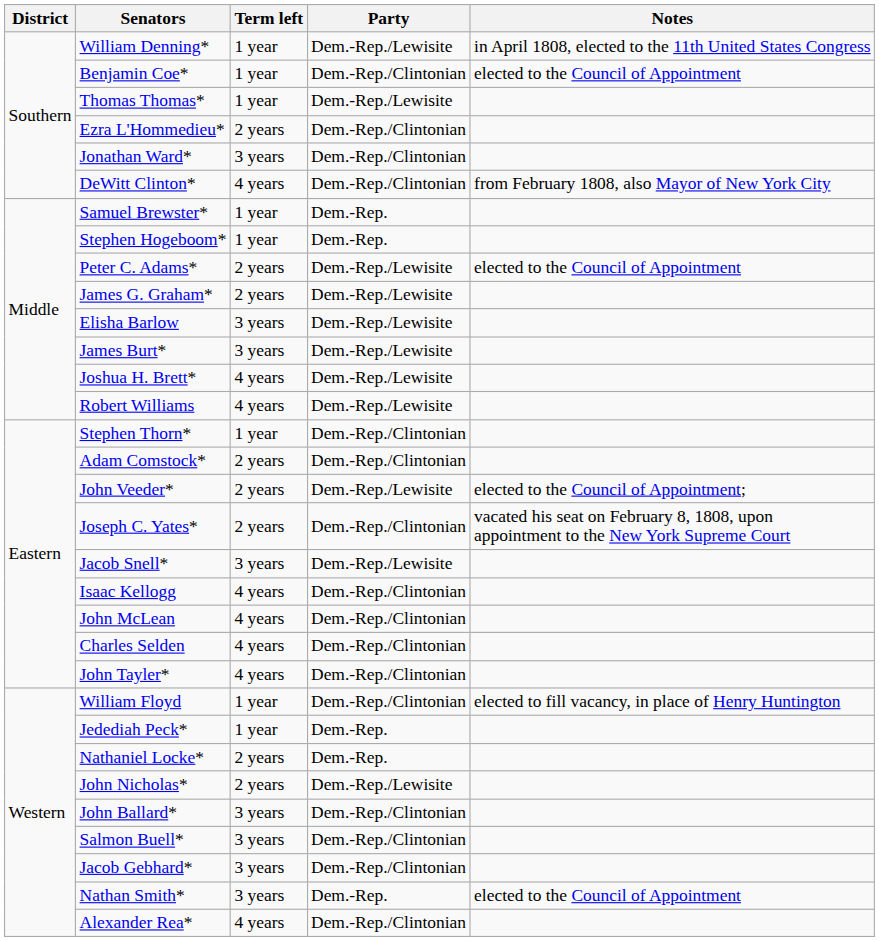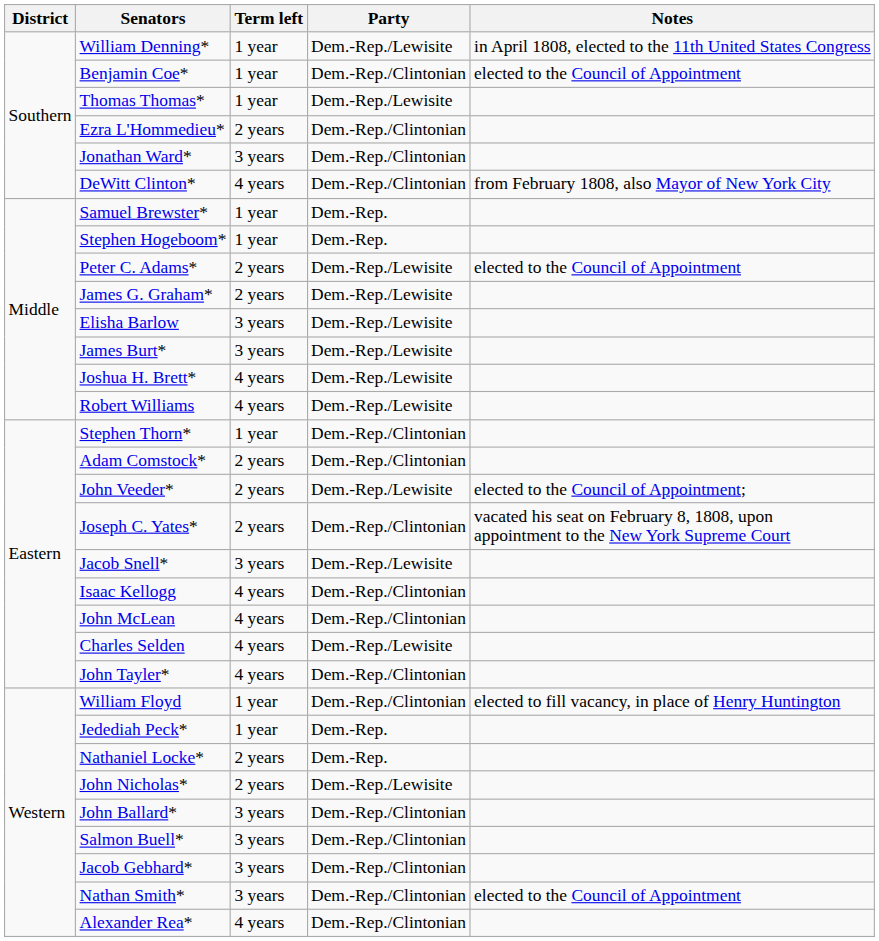(389, 646) Dem.-Rep./Clintonian -> (382, 646) Dem.-Rep./Lewisite
(349, 895) Dem.-Rep. -> (389, 895) Dem.-Rep./Clintonian
